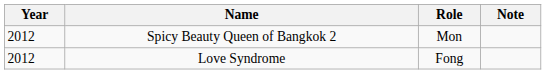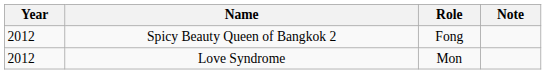(449, 36) Mon -> (449, 36) Fong
(449, 58) Fong -> (449, 58) Mon
